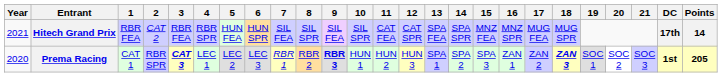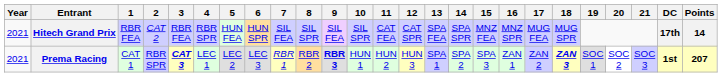(18, 59) 2020 -> (18, 59) 2021
(700, 59) 205 -> (700, 59) 207
